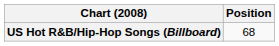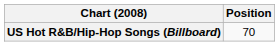(249, 31) 68 -> (249, 31) 70
